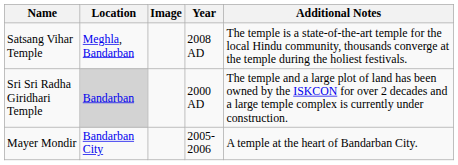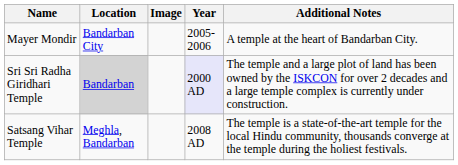rows swapped: (40, 45) <-> (42, 143)
(199, 98) no background -> (199, 84) lavender background
